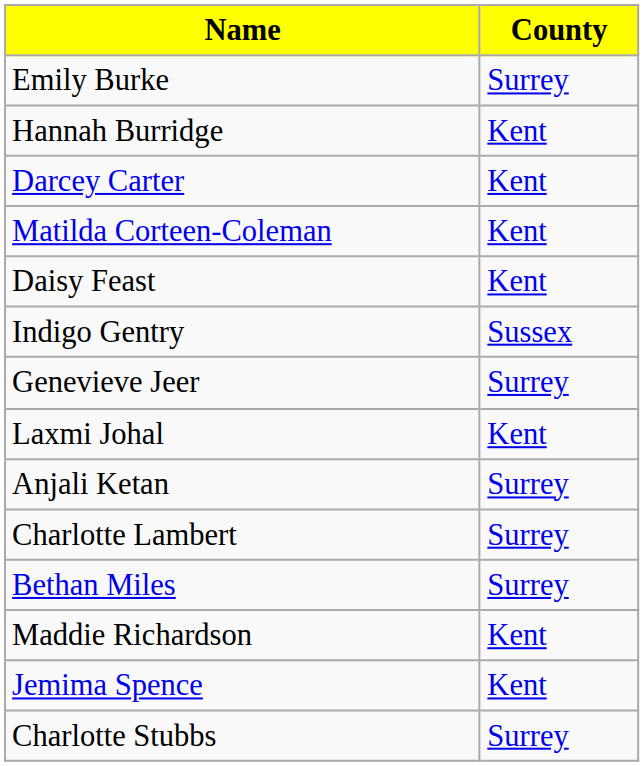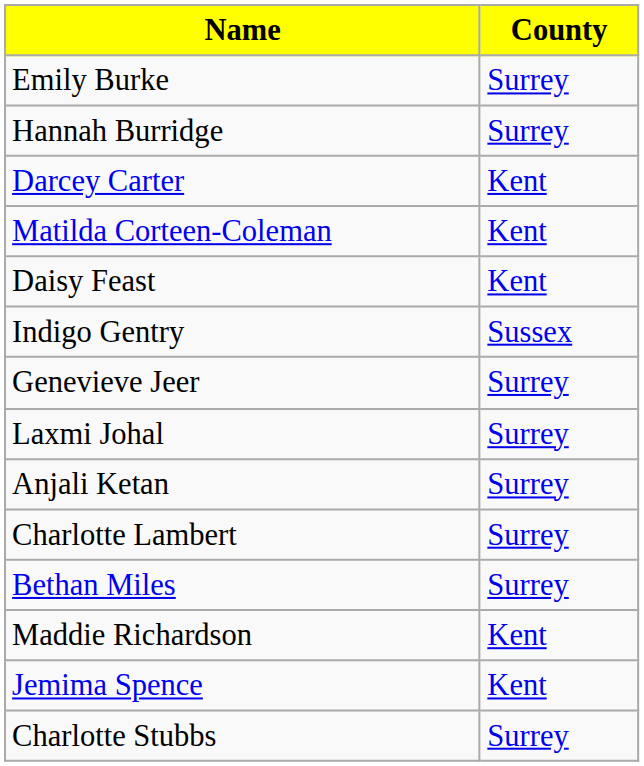(517, 130) Kent -> (528, 130) Surrey
(517, 432) Kent -> (528, 432) Surrey
